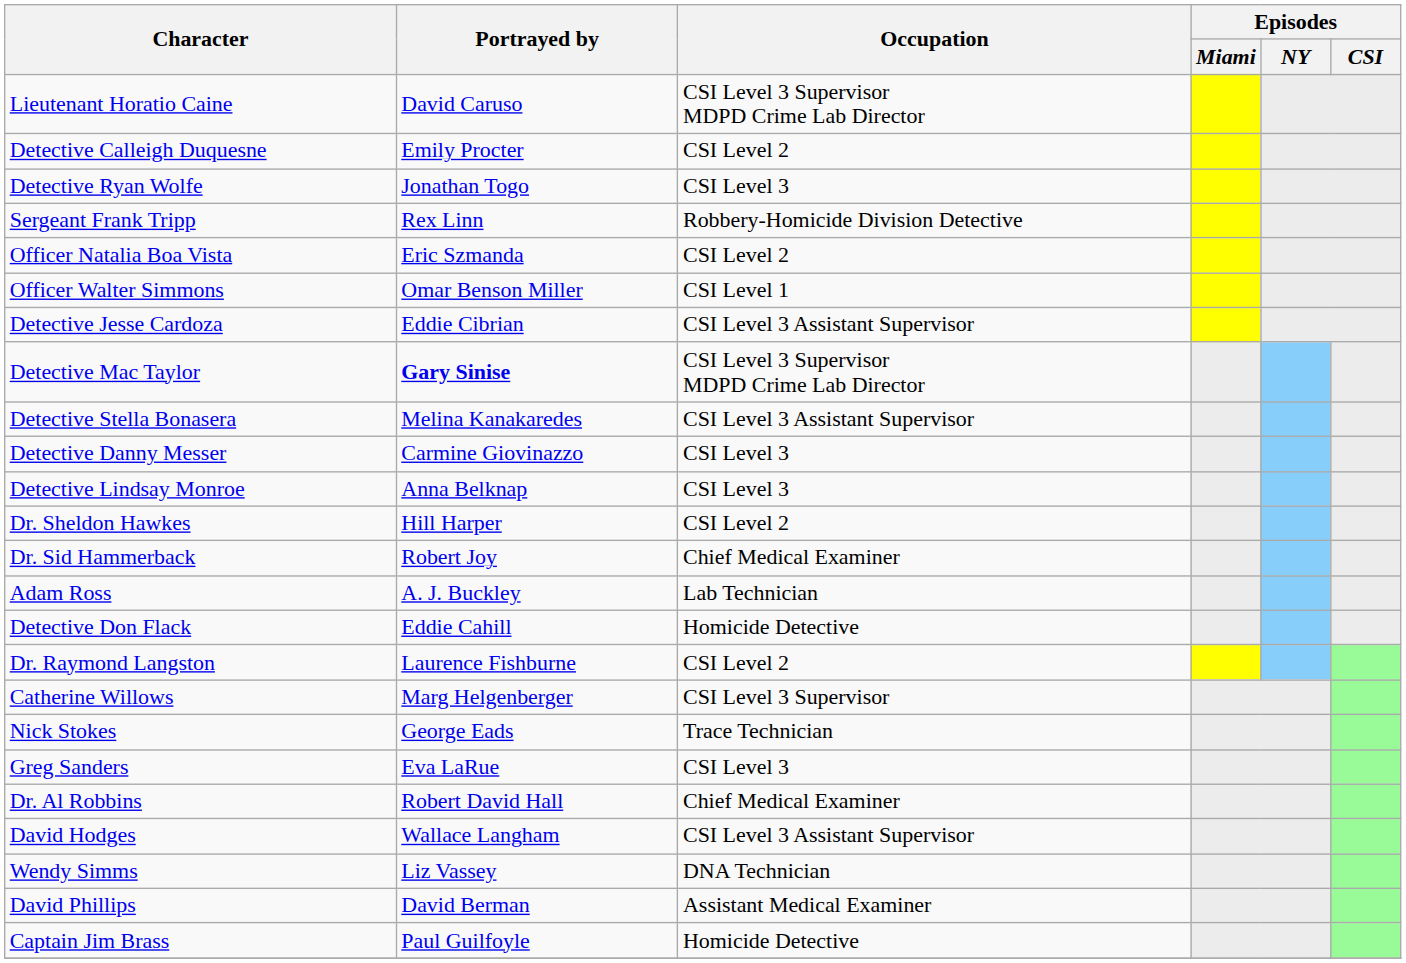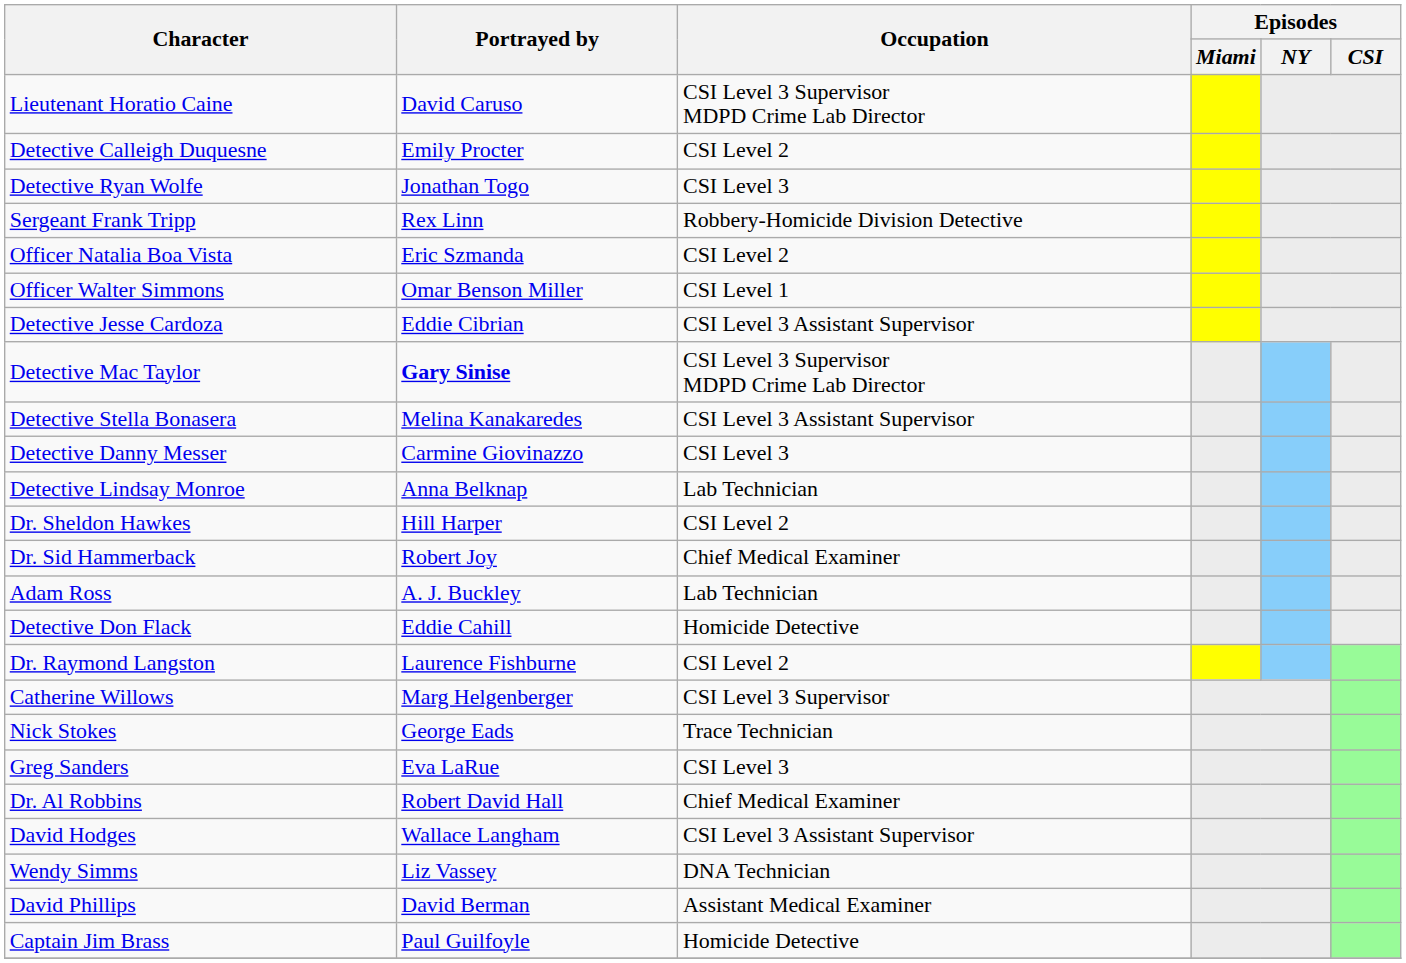(736, 488) CSI Level 3 -> (751, 488) Lab Technician
